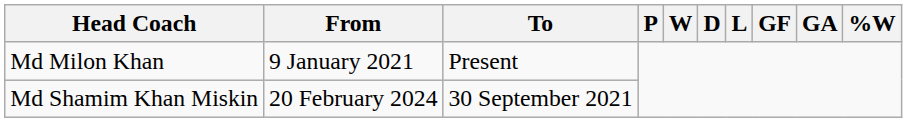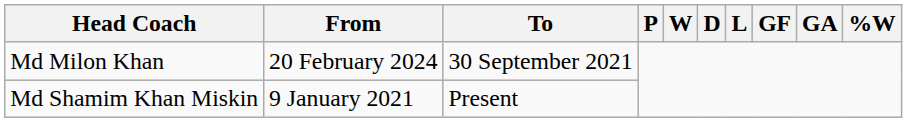(341, 60) 9 January 2021 -> (353, 60) 20 February 2024
(483, 60) Present -> (540, 60) 30 September 2021
(353, 98) 20 February 2024 -> (341, 98) 9 January 2021
(540, 98) 30 September 2021 -> (483, 98) Present
